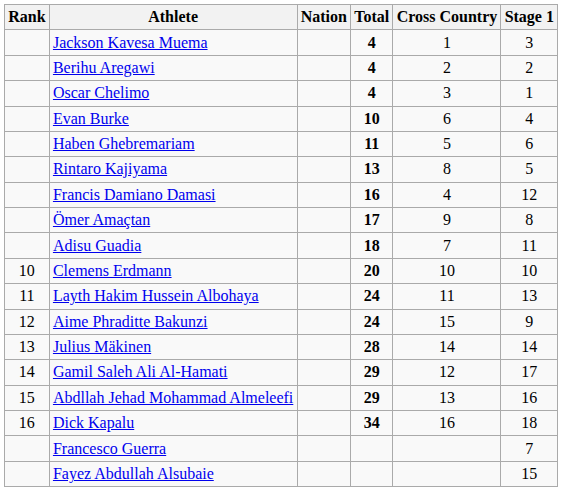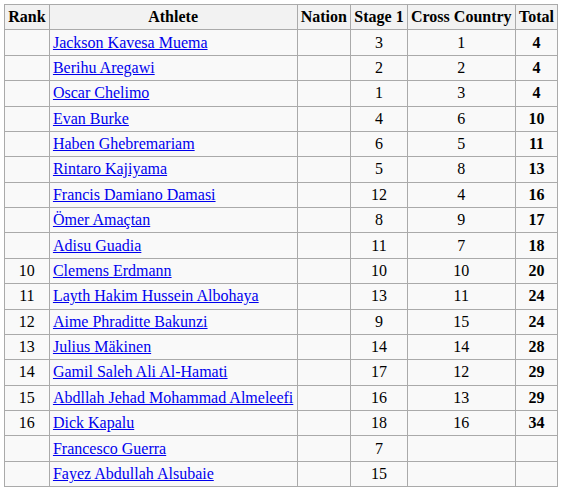columns swapped: (529, 17) <-> (372, 17)
